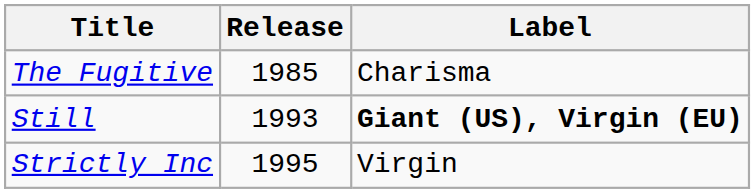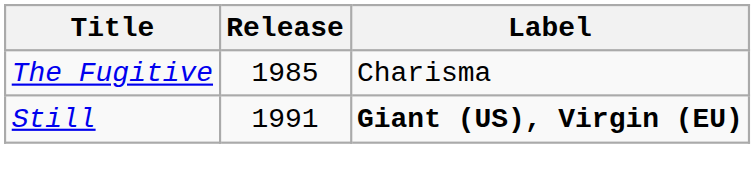(285, 119) 1993 -> (285, 119) 1991
- row: (112, 165)
